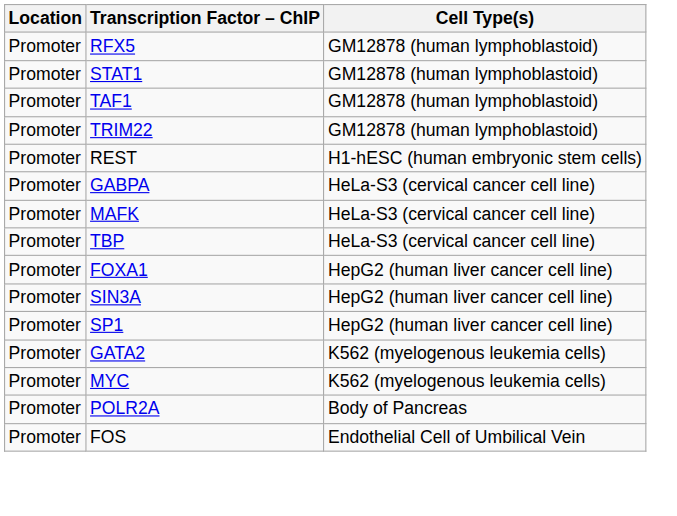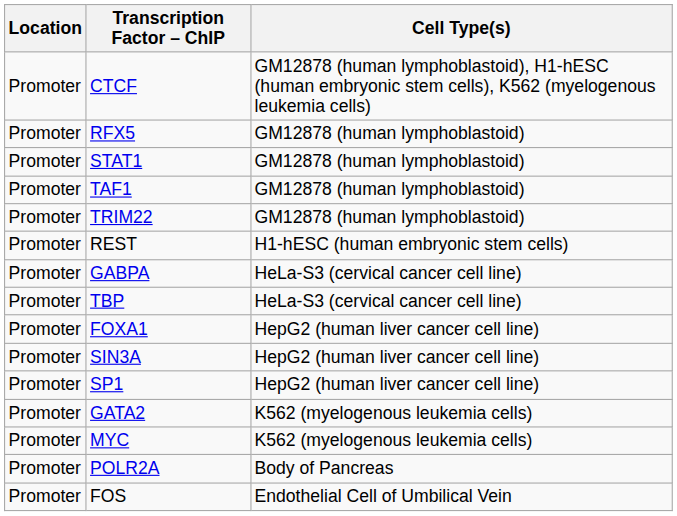+ row: (114, 85)
- row: (115, 213)
